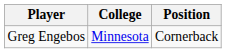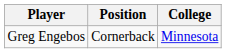columns swapped: (187, 15) <-> (120, 15)
